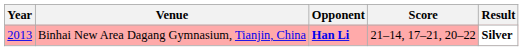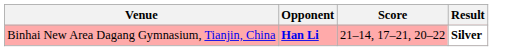- column: (20, 15)
